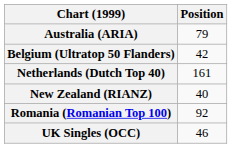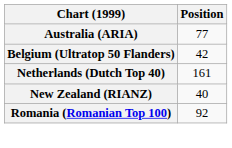(202, 34) 79 -> (202, 34) 77
- row: (91, 133)
